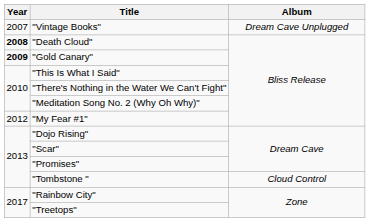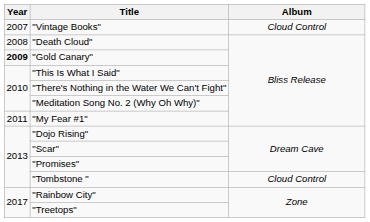(297, 27) Dream Cave Unplugged -> (297, 27) Cloud Control
(17, 42) bold -> (17, 42) normal
(17, 118) 2012 -> (17, 118) 2011
